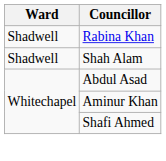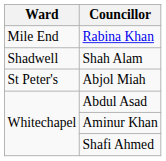(33, 36) Shadwell -> (33, 36) Mile End
+ row: (114, 79)
